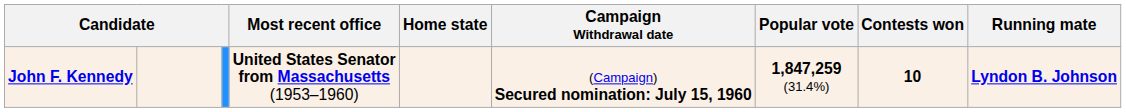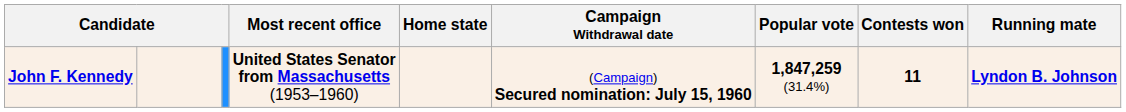(913, 77) 10 -> (913, 77) 11
